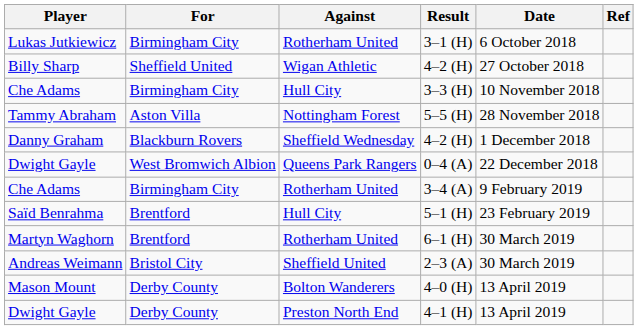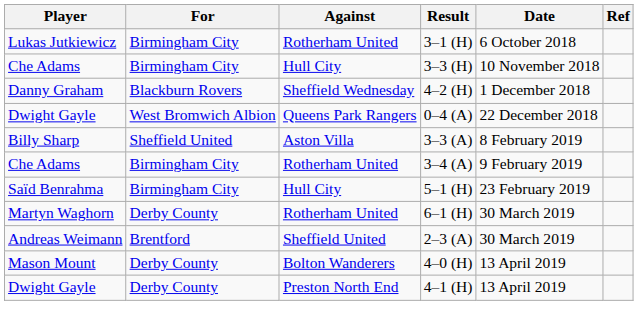- row: (44, 66)
- row: (62, 115)
+ row: (44, 139)
(160, 213) Brentford -> (184, 189) Birmingham City
(160, 238) Brentford -> (174, 213) Derby County
(166, 262) Bristol City -> (160, 238) Brentford
